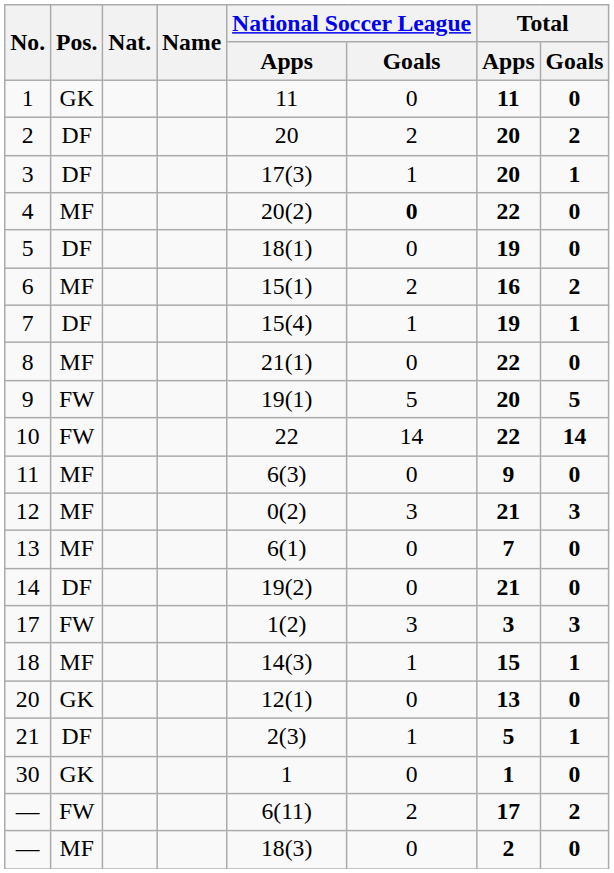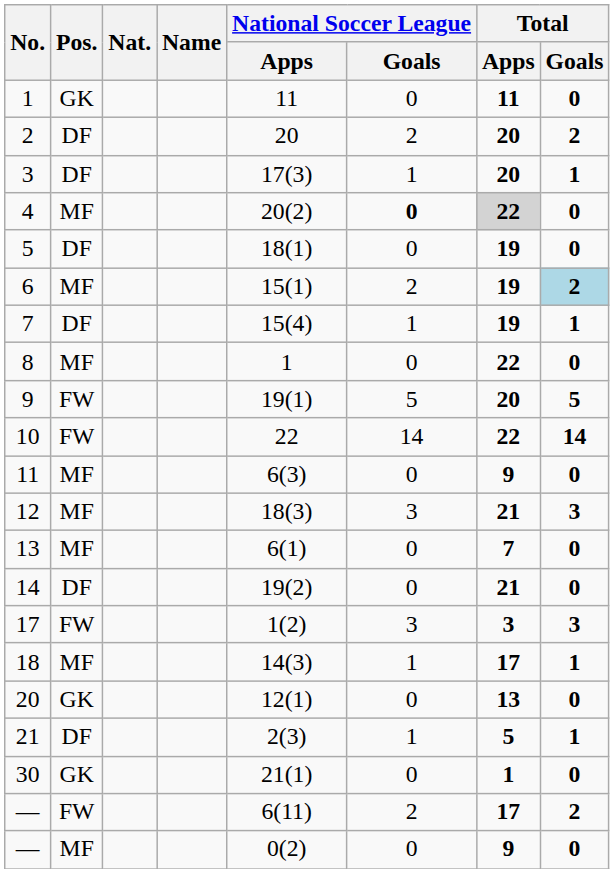(508, 211) no background -> (508, 211) lightgrey background
(508, 286) 16 -> (508, 286) 19
(575, 286) no background -> (575, 286) lightblue background
(287, 361) 21(1) -> (287, 361) 1
(287, 511) 0(2) -> (287, 511) 18(3)
(508, 661) 15 -> (508, 661) 17
(287, 774) 1 -> (287, 774) 21(1)
(287, 849) 18(3) -> (287, 849) 0(2)
(508, 849) 2 -> (508, 849) 9
